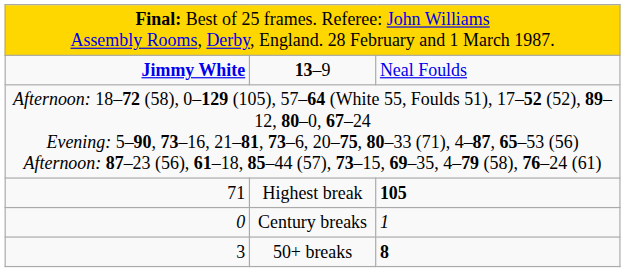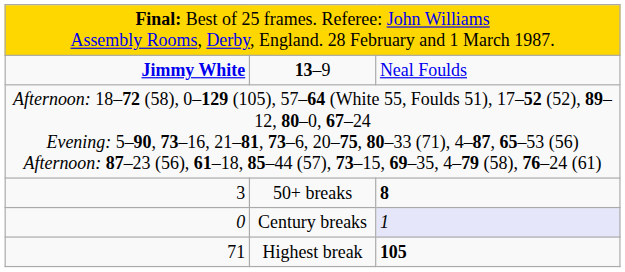rows swapped: (313, 193) <-> (313, 252)
(384, 222) no background -> (384, 222) lavender background
